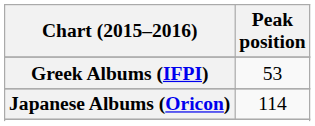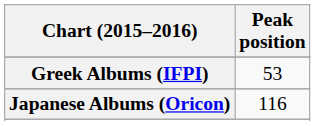(272, 103) 114 -> (272, 103) 116
